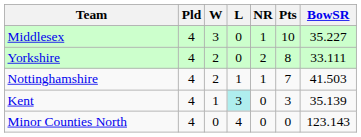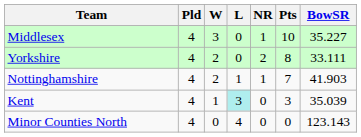(328, 79) 41.503 -> (328, 79) 41.903
(328, 100) 35.139 -> (328, 100) 35.039
